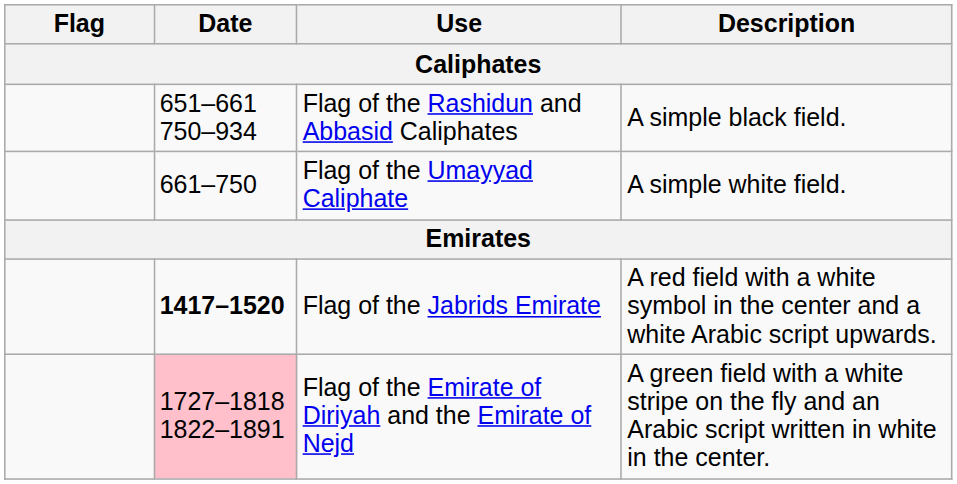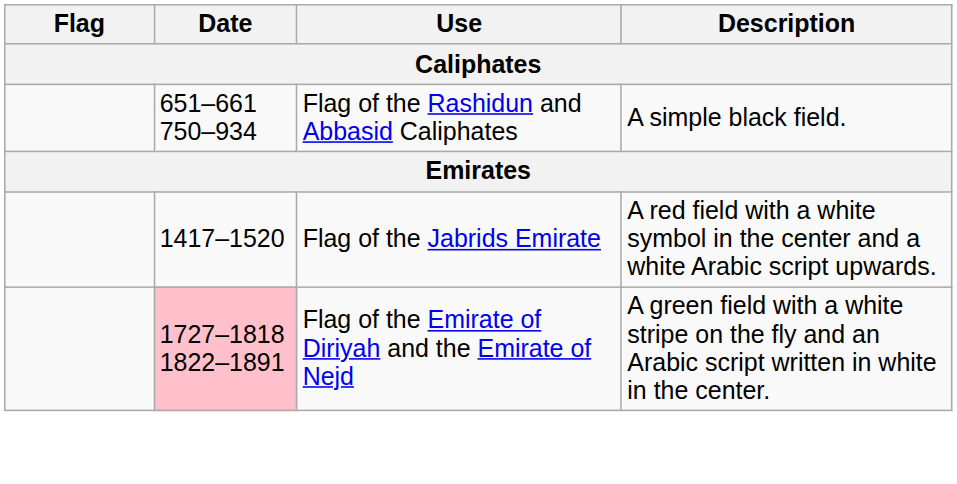- row: (418, 185)
(222, 306) bold -> (222, 238) normal
